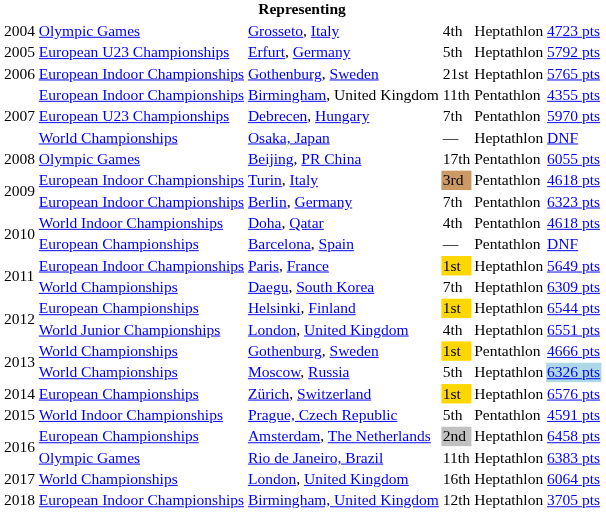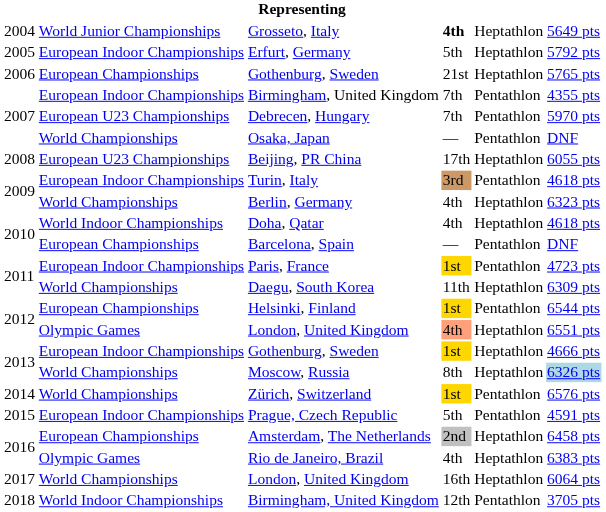(89, 30) Olympic Games -> (130, 30) World Junior Championships
(453, 30) normal -> (454, 30) bold
(574, 30) 4723 pts -> (574, 30) 5649 pts
(134, 52) European U23 Championships -> (141, 52) European Indoor Championships
(141, 73) European Indoor Championships -> (119, 73) European Championships
(456, 95) 11th -> (453, 95) 7th
(509, 137) Heptathlon -> (507, 137) Pentathlon
(89, 159) Olympic Games -> (134, 159) European U23 Championships
(507, 159) Pentathlon -> (509, 159) Heptathlon
(141, 201) European Indoor Championships -> (108, 201) World Championships
(453, 201) 7th -> (453, 201) 4th
(507, 201) Pentathlon -> (509, 201) Heptathlon
(507, 223) Pentathlon -> (509, 223) Heptathlon
(509, 265) Heptathlon -> (507, 265) Pentathlon
(574, 265) 5649 pts -> (574, 265) 4723 pts
(453, 287) 7th -> (456, 287) 11th
(509, 308) Heptathlon -> (507, 308) Pentathlon
(130, 329) World Junior Championships -> (89, 329) Olympic Games
(453, 329) no background -> (453, 329) lightsalmon background
(108, 351) World Championships -> (141, 351) European Indoor Championships
(507, 351) Pentathlon -> (509, 351) Heptathlon
(453, 372) 5th -> (453, 372) 8th
(119, 393) European Championships -> (108, 393) World Championships
(509, 393) Heptathlon -> (507, 393) Pentathlon
(131, 415) World Indoor Championships -> (141, 415) European Indoor Championships
(456, 457) 11th -> (453, 457) 4th
(141, 500) European Indoor Championships -> (131, 500) World Indoor Championships
(509, 500) Heptathlon -> (507, 500) Pentathlon
